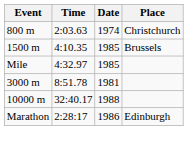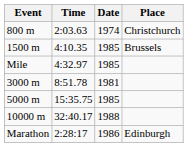+ row: (23, 99)
